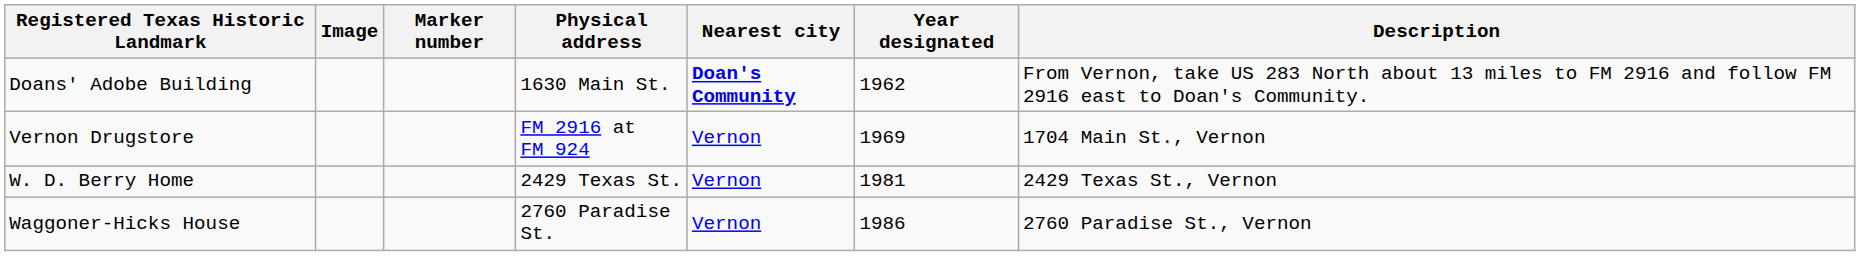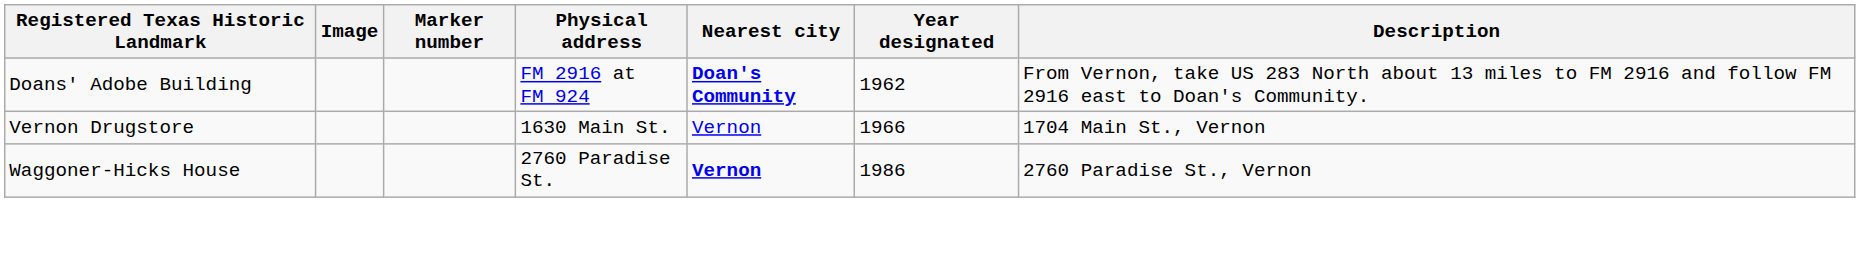(595, 85) 1630 Main St. -> (578, 85) FM 2916 at FM 924
(578, 139) FM 2916 at FM 924 -> (595, 128) 1630 Main St.
(883, 139) 1969 -> (883, 128) 1966
- row: (102, 181)
(727, 224) normal -> (727, 170) bold
